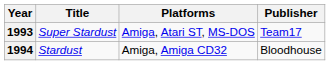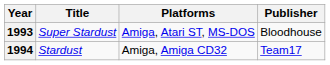(281, 32) Team17 -> (291, 32) Bloodhouse
(291, 50) Bloodhouse -> (281, 50) Team17
